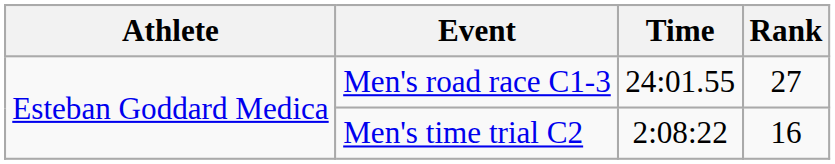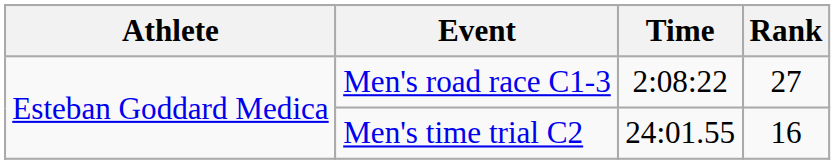(680, 81) 24:01.55 -> (680, 81) 2:08:22
(680, 133) 2:08:22 -> (680, 133) 24:01.55
